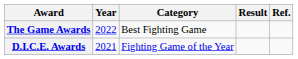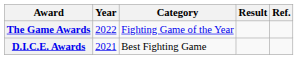(164, 29) Best Fighting Game -> (177, 29) Fighting Game of the Year
(177, 46) Fighting Game of the Year -> (164, 46) Best Fighting Game
